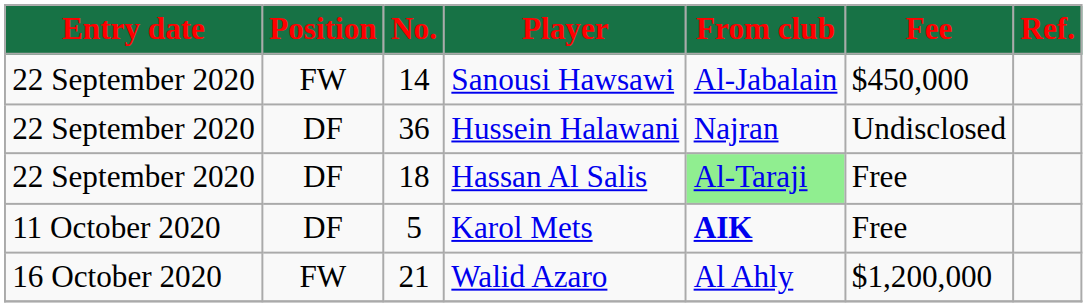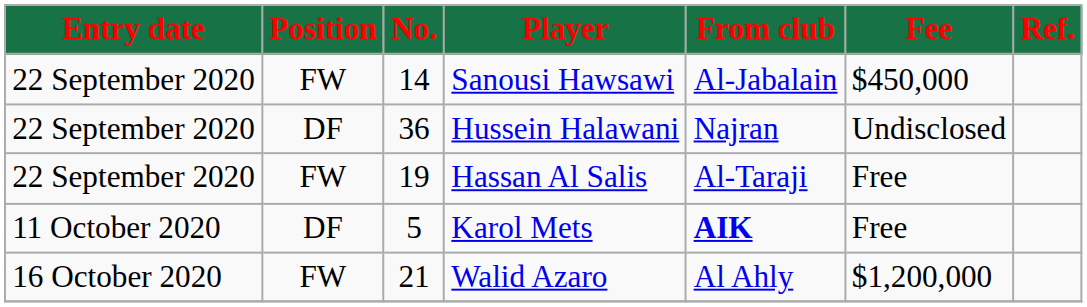(323, 177) DF -> (323, 177) FW
(414, 177) 18 -> (414, 177) 19
(751, 177) lightgreen background -> (751, 177) no background
